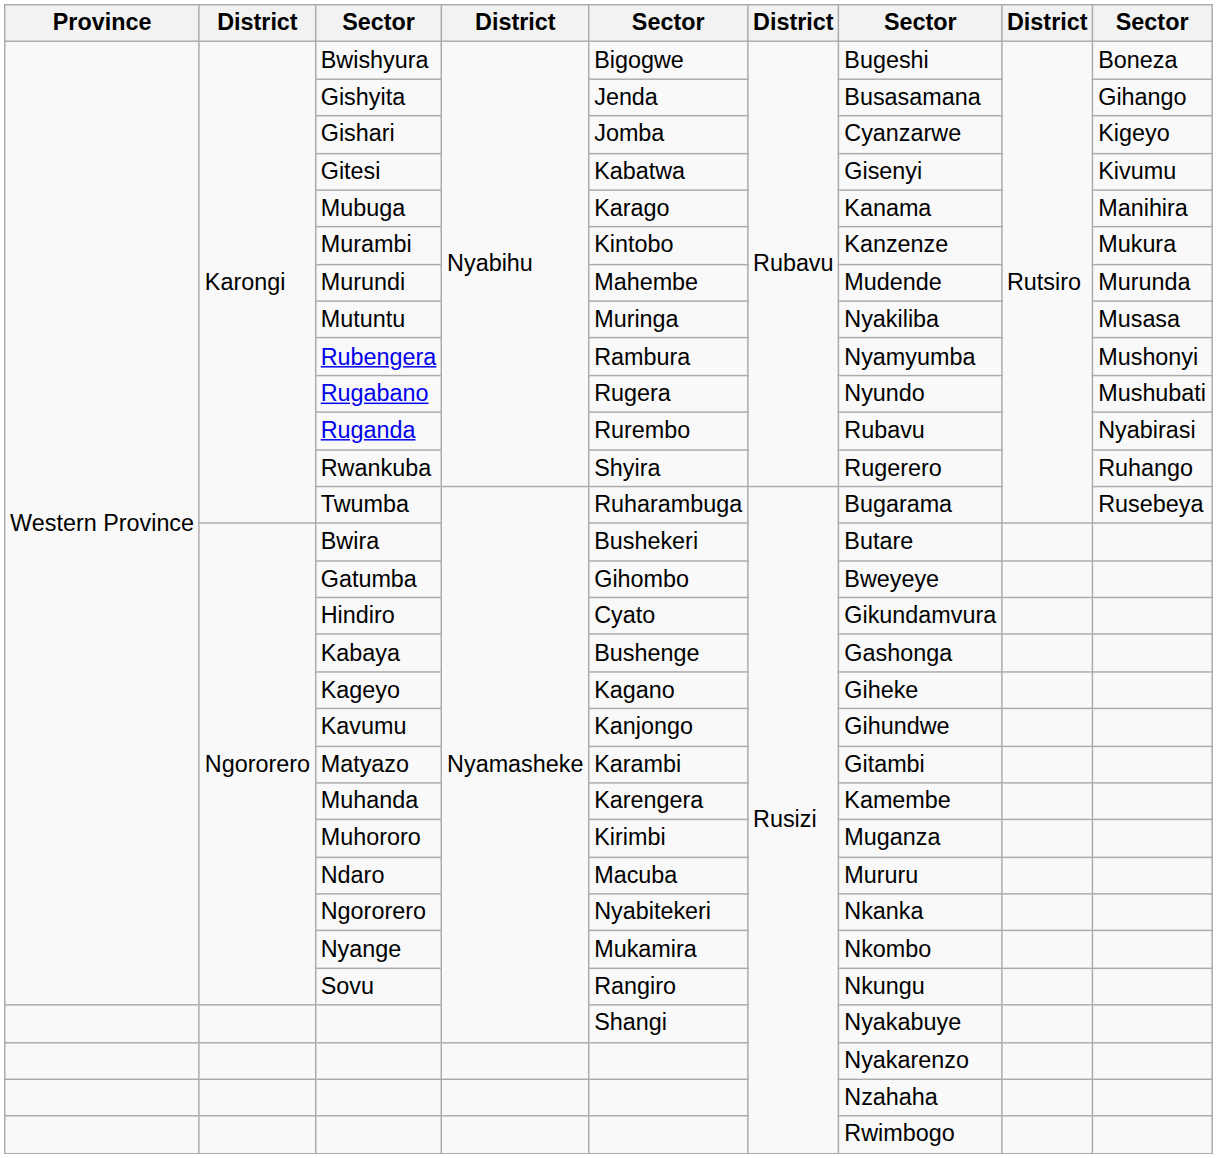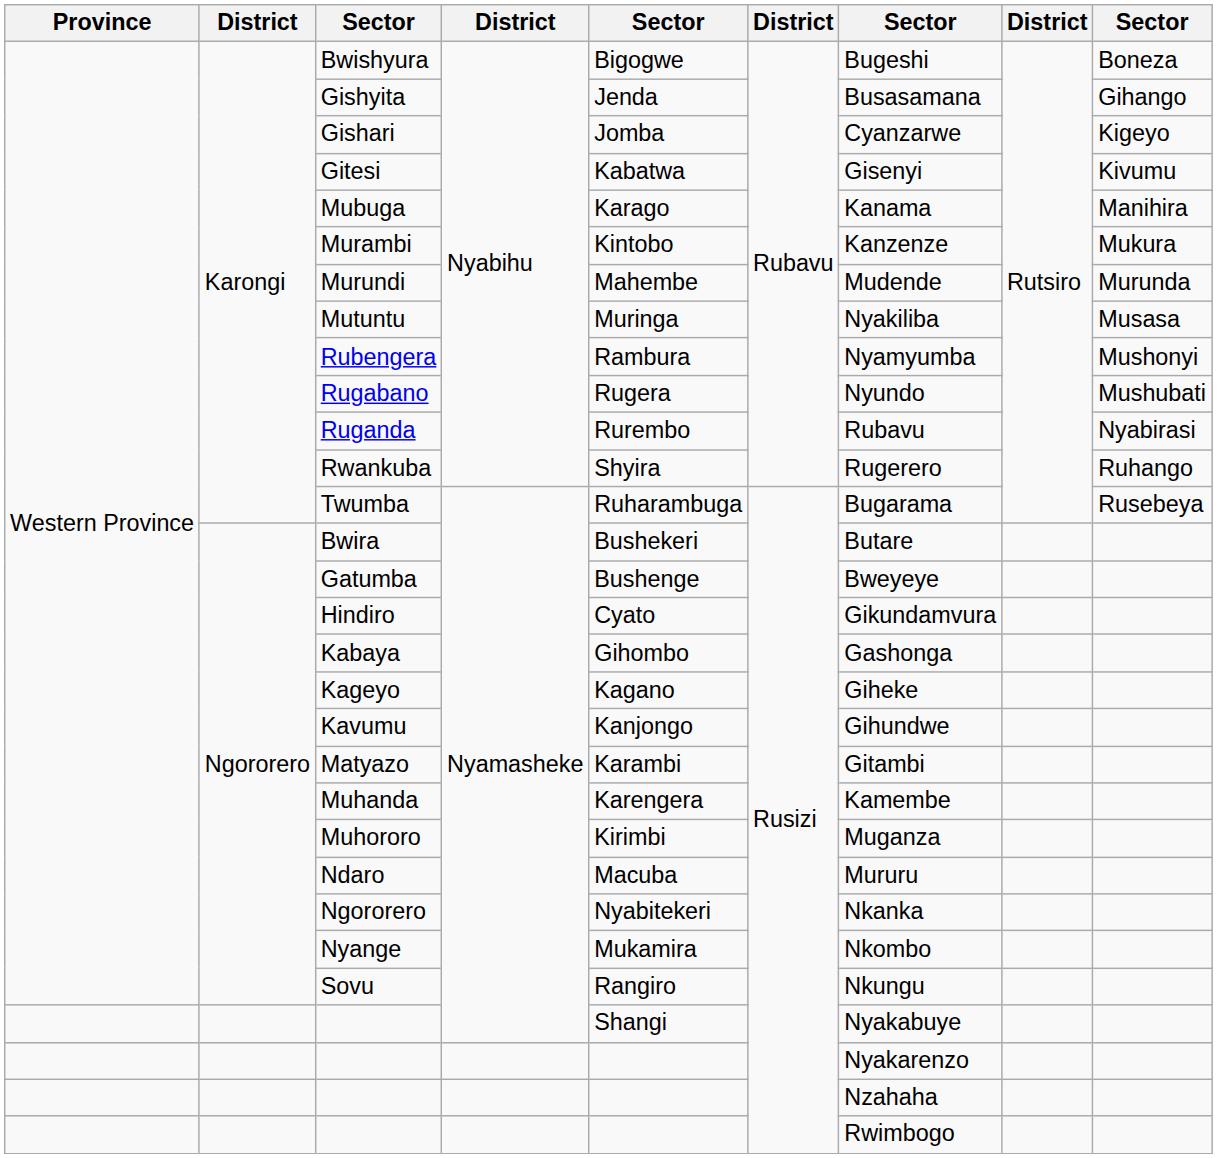(642, 578) Gihombo -> (647, 578) Bushenge
(647, 652) Bushenge -> (642, 652) Gihombo
